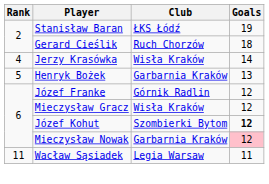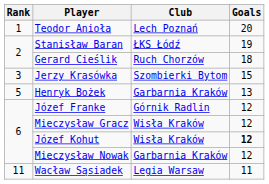+ row: (73, 28)
(18, 60) 4 -> (18, 76) 3
(169, 60) Wisła Kraków -> (180, 76) Szombierki Bytom
(247, 60) 14 -> (247, 76) 15
(180, 124) Szombierki Bytom -> (169, 139) Wisła Kraków
(247, 139) pink background -> (247, 155) no background
